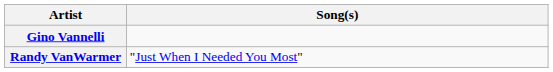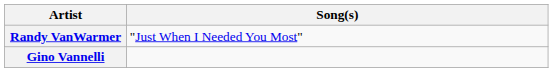rows swapped: (66, 36) <-> (66, 57)
